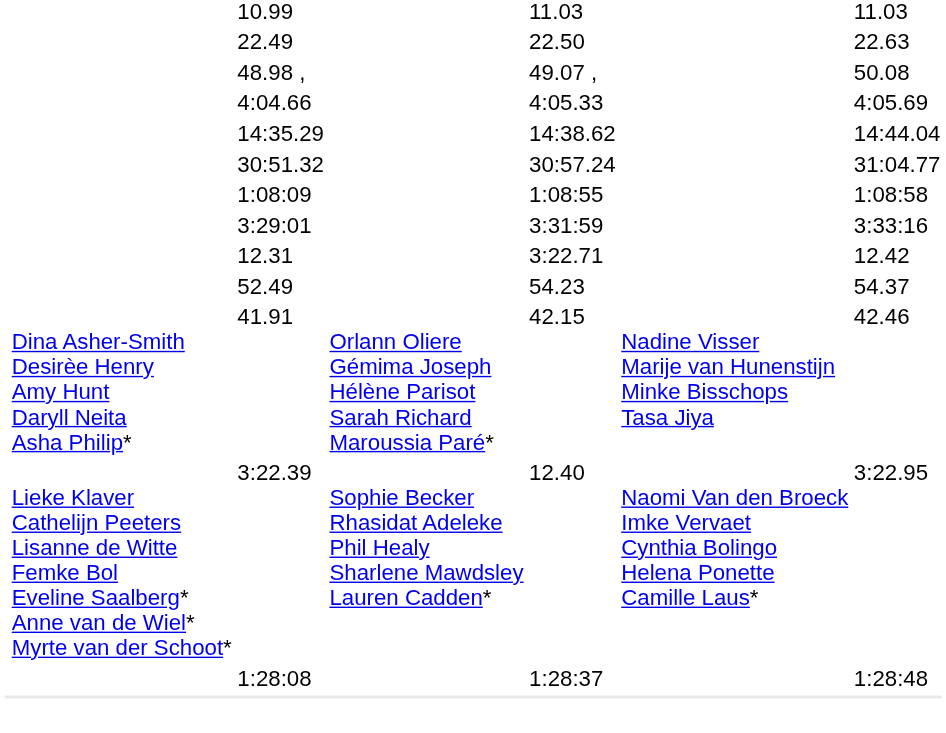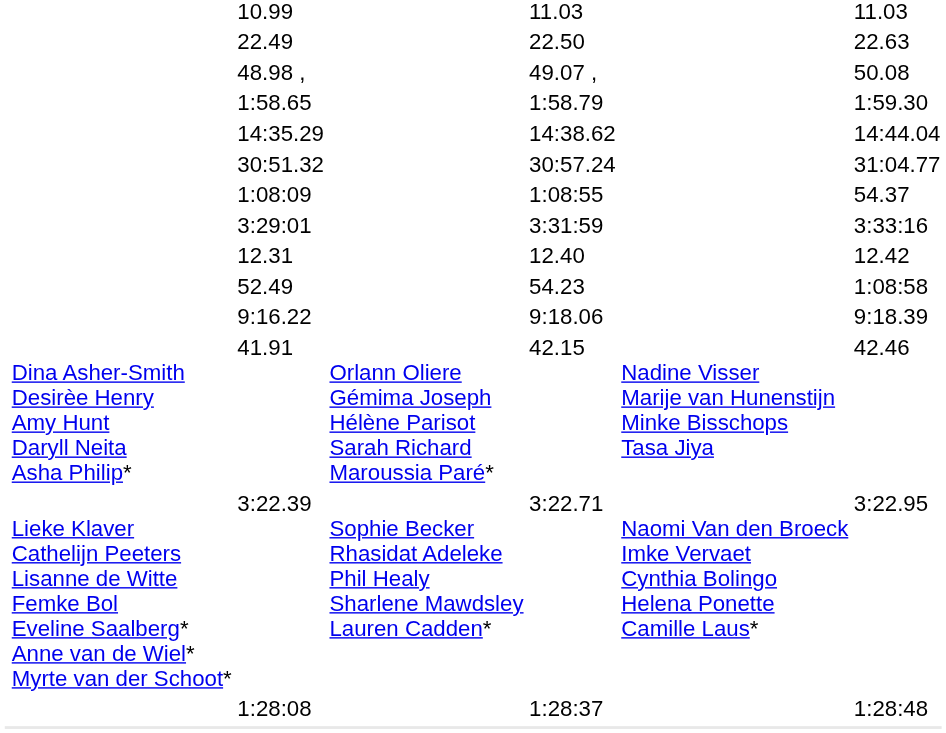+ row: (274, 103)
- row: (274, 103)
(891, 194) 1:08:58 -> (882, 194) 54.37
(566, 256) 3:22.71 -> (557, 256) 12.40
(882, 286) 54.37 -> (891, 286) 1:08:58
+ row: (274, 317)
(557, 472) 12.40 -> (566, 503) 3:22.71
